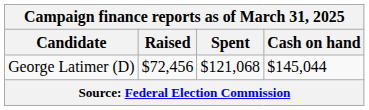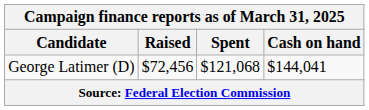(297, 67) $145,044 -> (297, 67) $144,041
